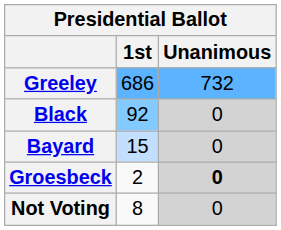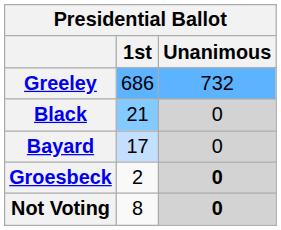(137, 114) 92 -> (137, 114) 21
(137, 146) 15 -> (137, 146) 17
(217, 209) normal -> (217, 209) bold
